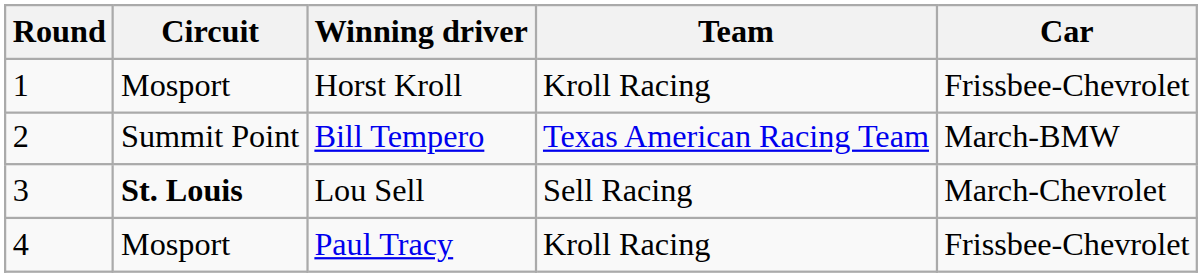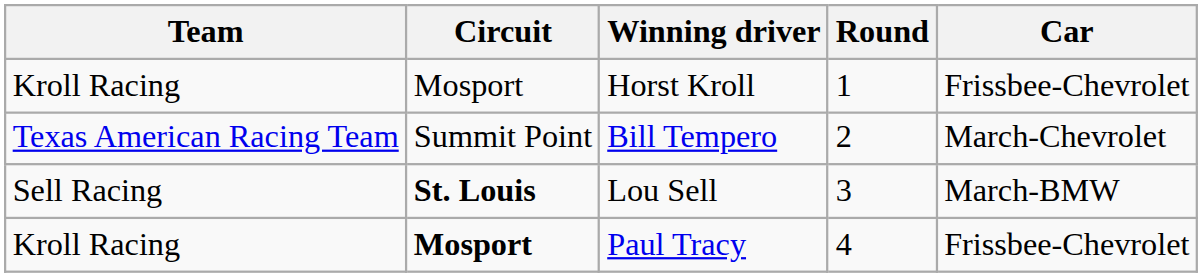columns swapped: (59, 31) <-> (736, 31)
(1032, 137) March-BMW -> (1055, 137) March-Chevrolet
(1055, 191) March-Chevrolet -> (1032, 191) March-BMW
(176, 244) normal -> (473, 244) bold
